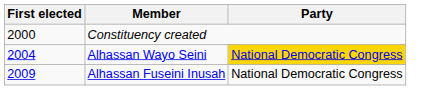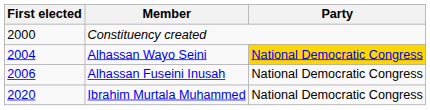(21, 74) 2009 -> (21, 74) 2006
+ row: (167, 94)
